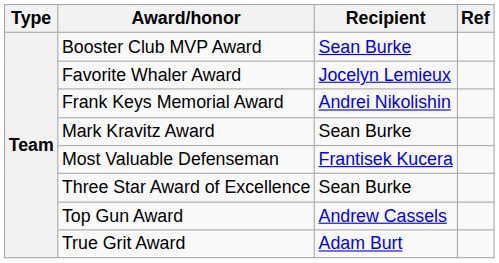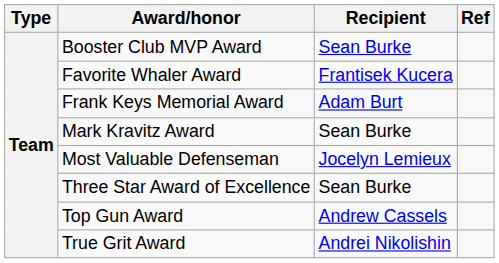(385, 74) Jocelyn Lemieux -> (386, 74) Frantisek Kucera
(385, 103) Andrei Nikolishin -> (361, 103) Adam Burt
(386, 159) Frantisek Kucera -> (385, 159) Jocelyn Lemieux
(361, 243) Adam Burt -> (385, 243) Andrei Nikolishin
